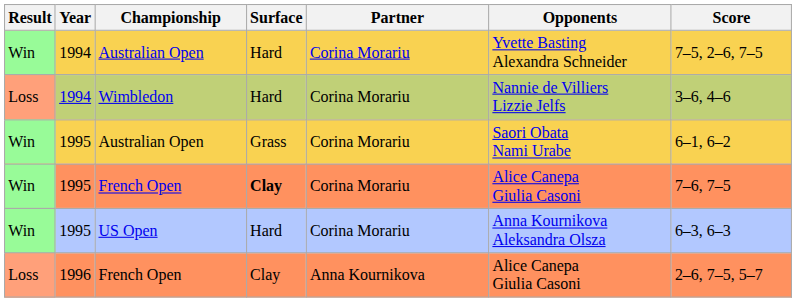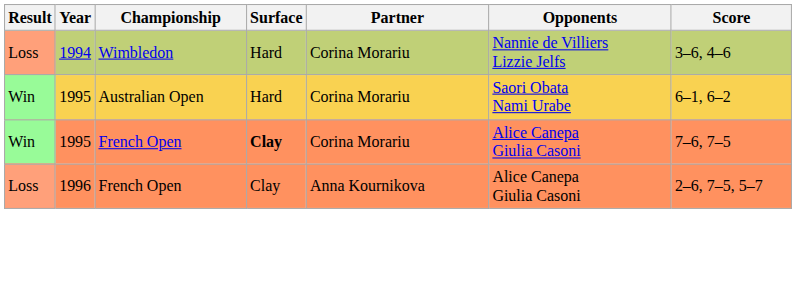- row: (75, 52)
(268, 141) Grass -> (266, 96) Hard
- row: (75, 230)
